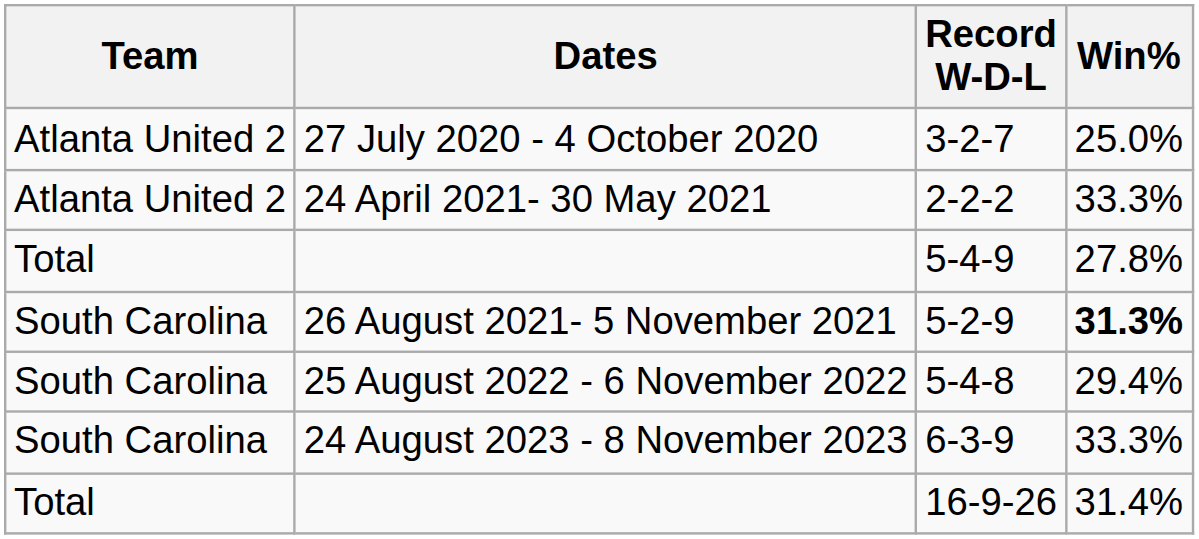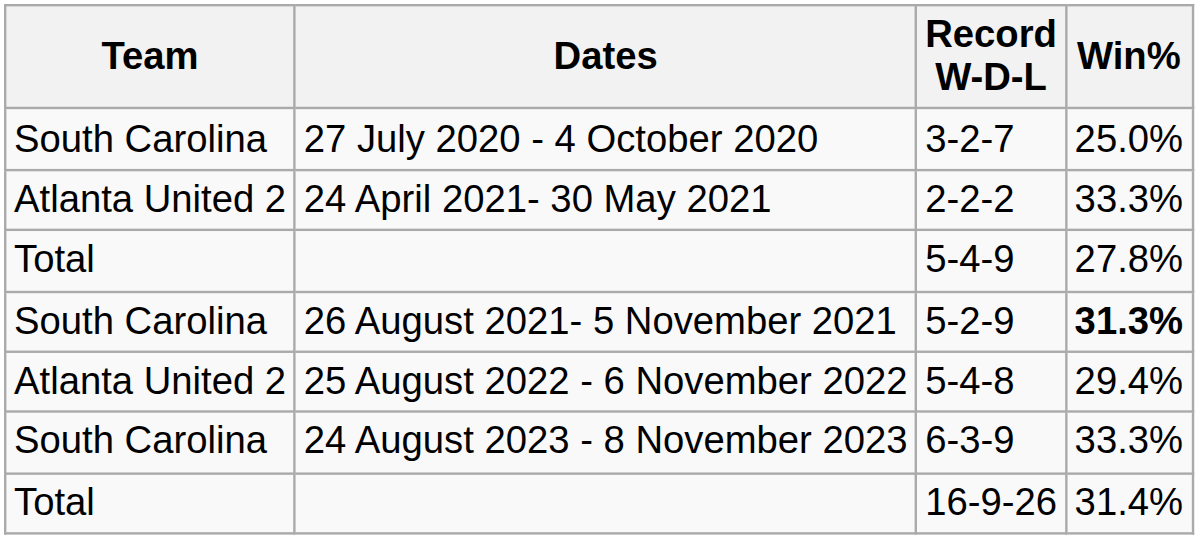(150, 138) Atlanta United 2 -> (140, 138) South Carolina
(140, 381) South Carolina -> (150, 381) Atlanta United 2
